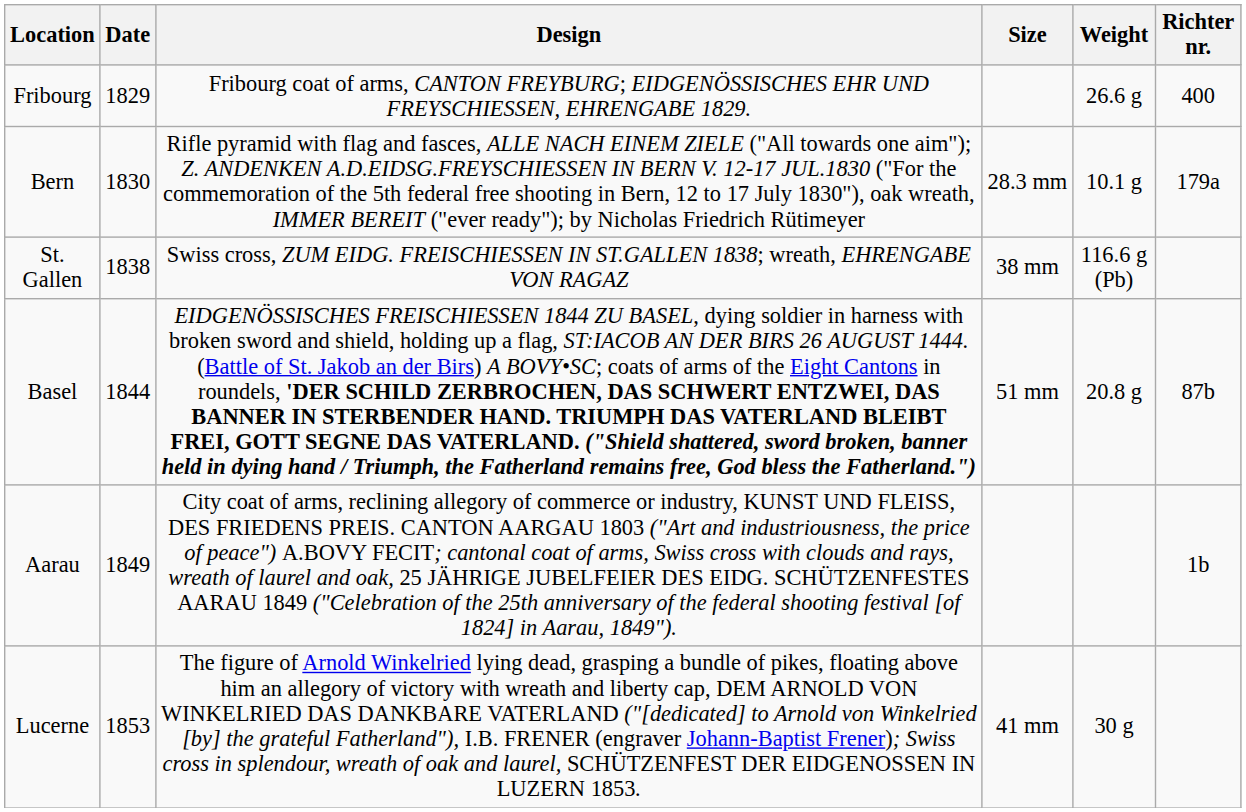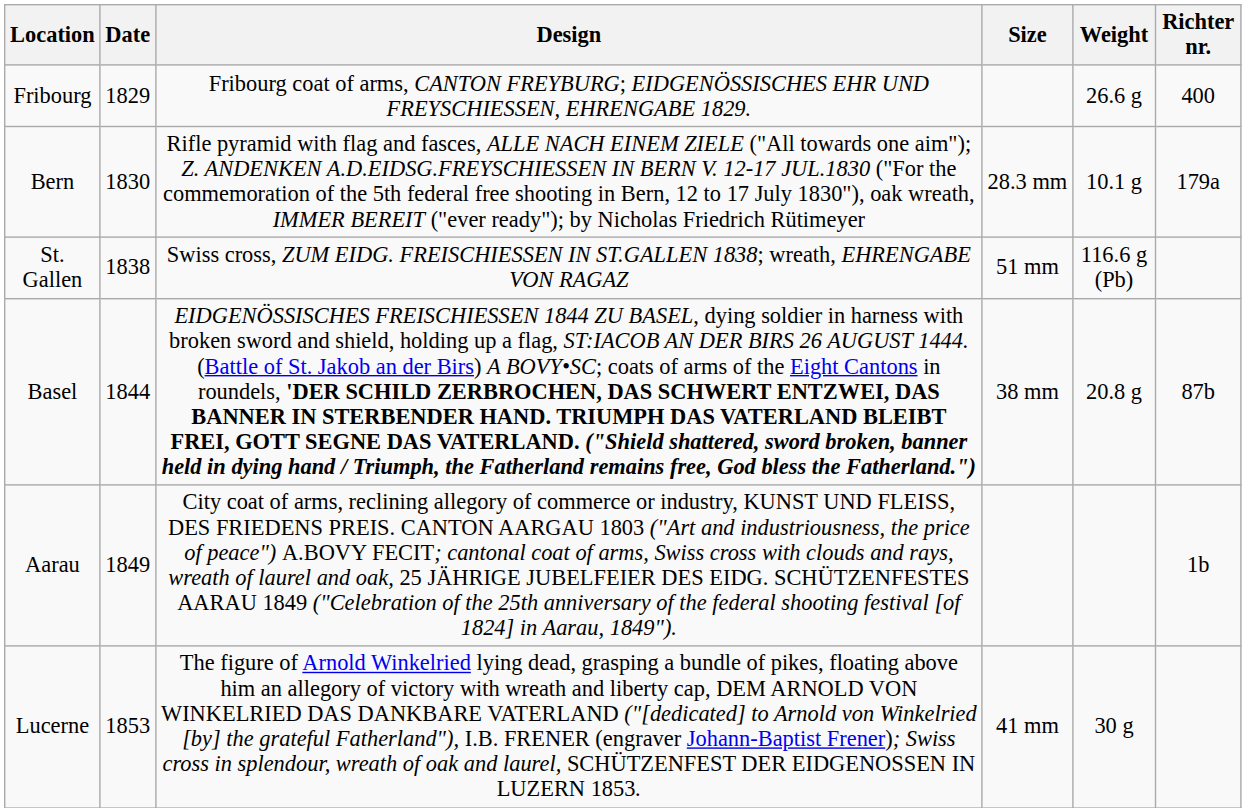(1027, 267) 38 mm -> (1027, 267) 51 mm
(1027, 391) 51 mm -> (1027, 391) 38 mm
